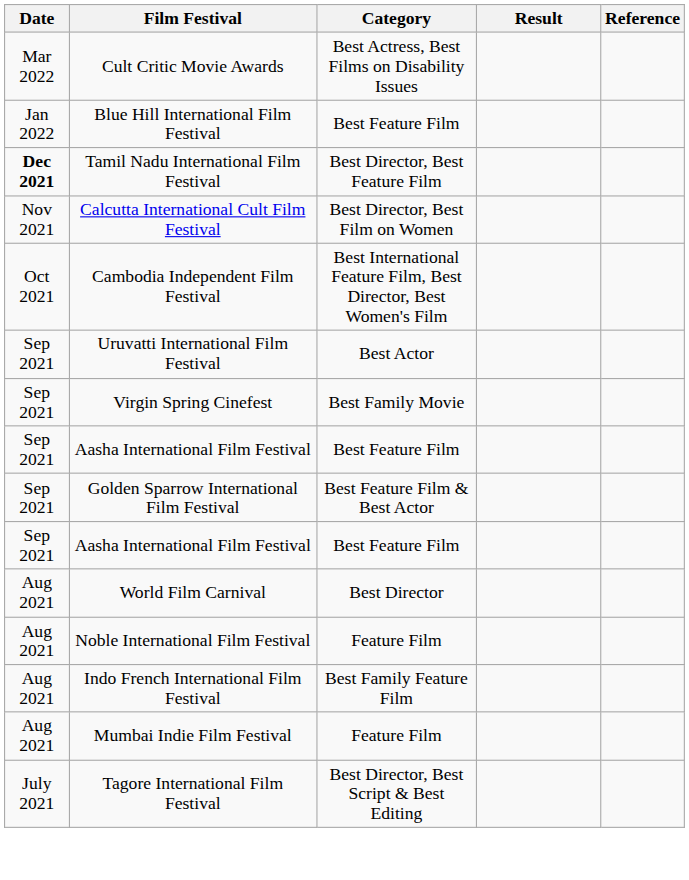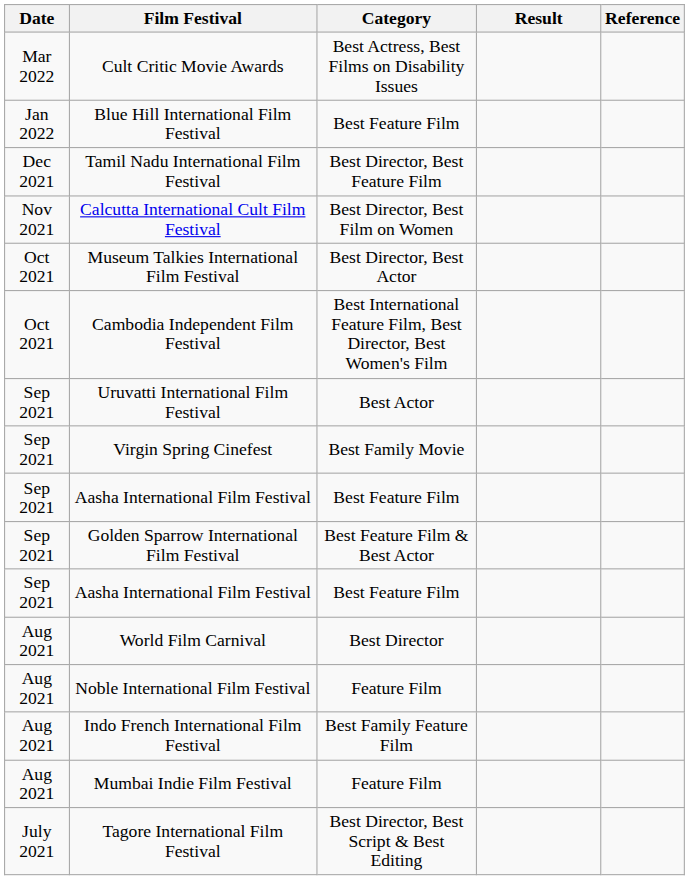(37, 171) bold -> (37, 171) normal
+ row: (193, 266)
